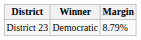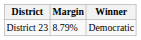columns swapped: (75, 12) <-> (118, 12)
